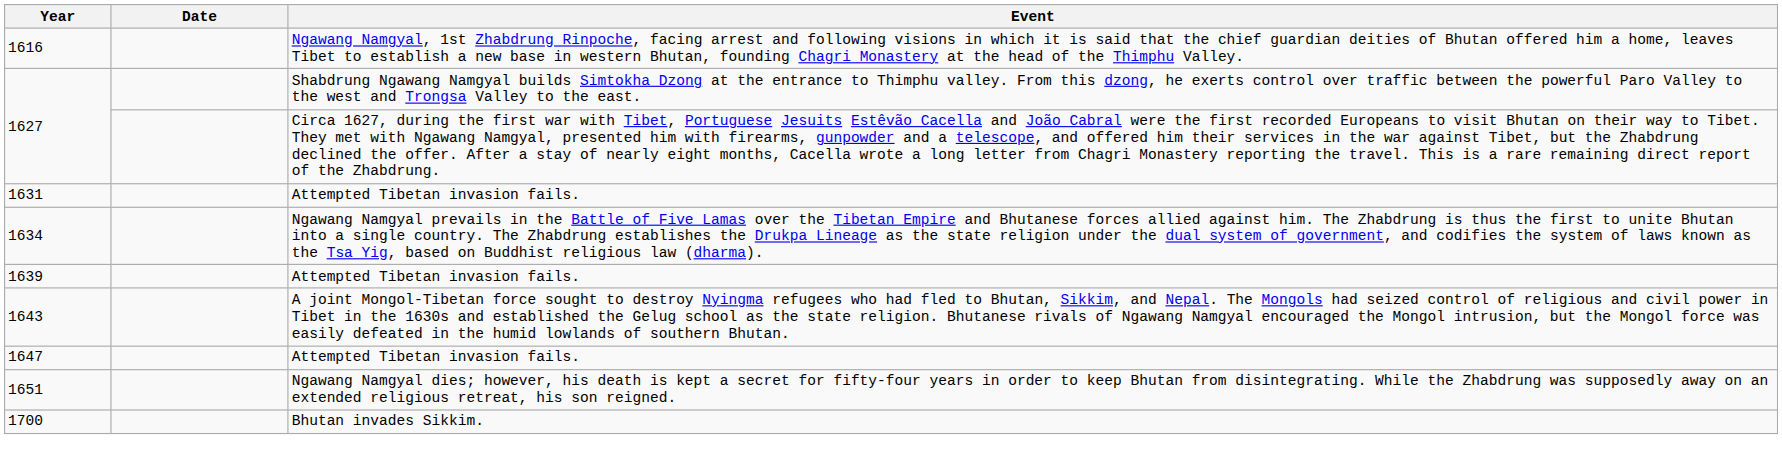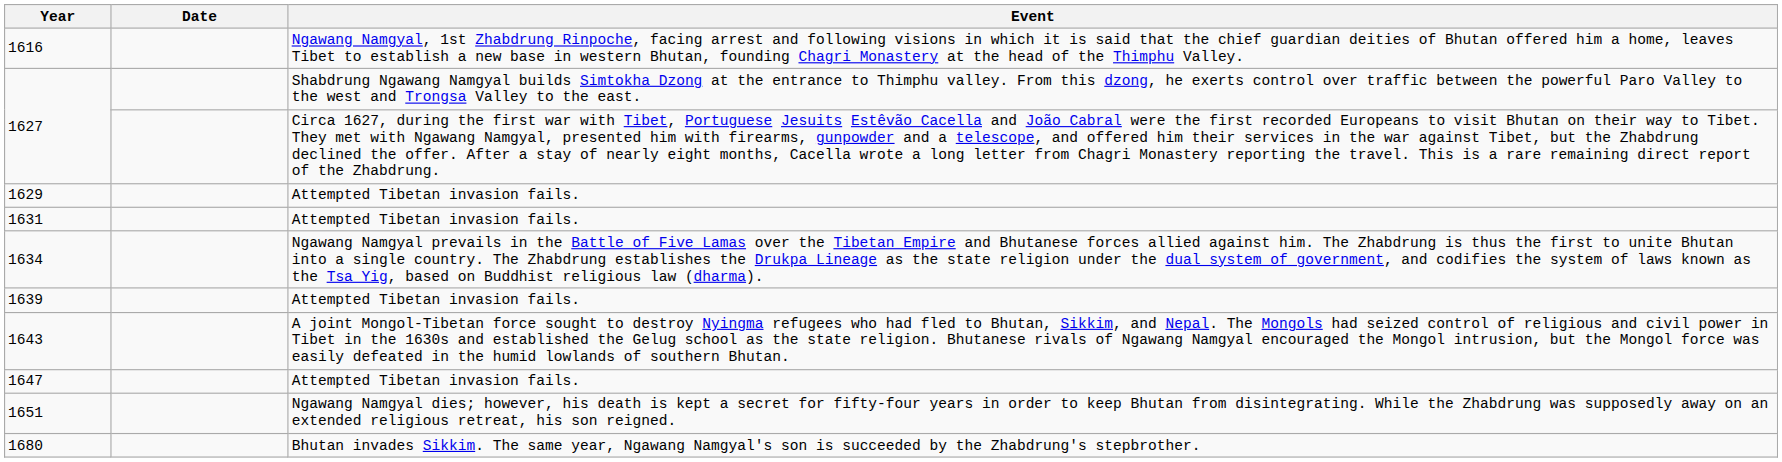+ row: (26, 195)
+ row: (26, 445)
- row: (26, 422)
